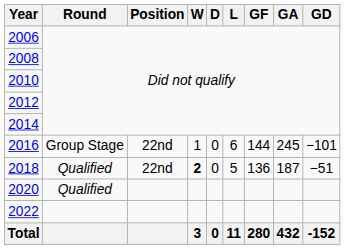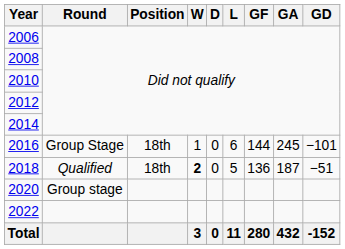(157, 146) 22nd -> (157, 146) 18th
(157, 168) 22nd -> (157, 168) 18th
(85, 189) Qualified -> (85, 189) Group stage
